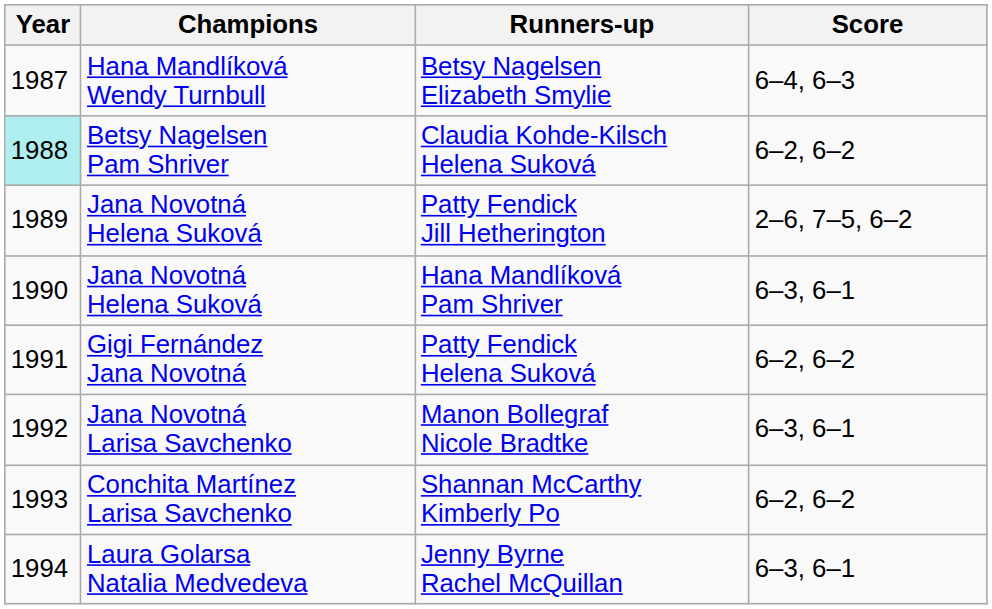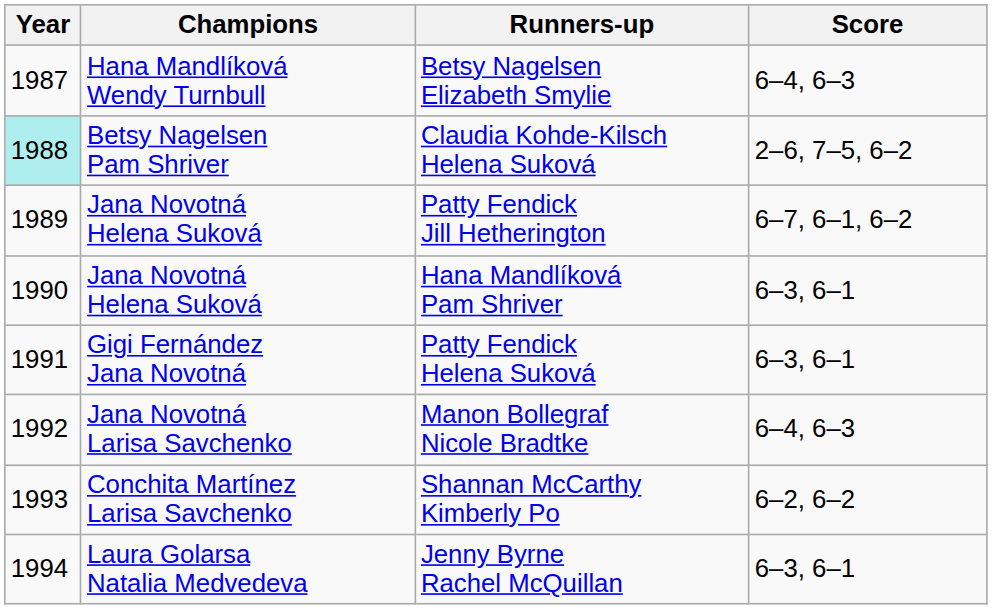(805, 150) 6–2, 6–2 -> (834, 150) 2–6, 7–5, 6–2
(834, 219) 2–6, 7–5, 6–2 -> (834, 219) 6–7, 6–1, 6–2
(805, 359) 6–2, 6–2 -> (805, 359) 6–3, 6–1
(805, 429) 6–3, 6–1 -> (805, 429) 6–4, 6–3
